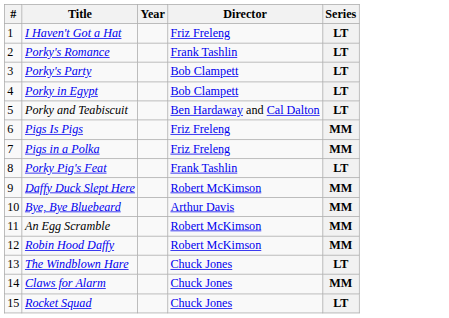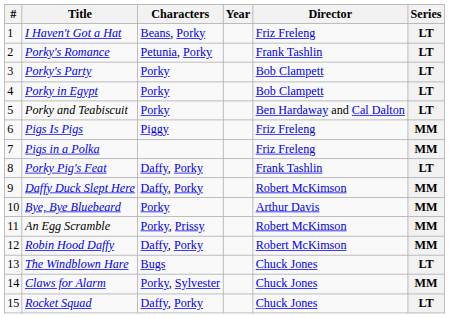+ column: (180, 14)
